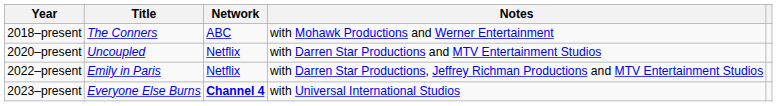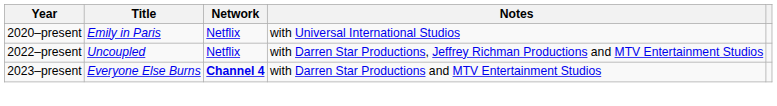- row: (44, 33)
(116, 52) Uncoupled -> (124, 33) Emily in Paris
(436, 52) with Darren Star Productions and MTV Entertainment Studios -> (365, 33) with Universal International Studios
(124, 71) Emily in Paris -> (116, 52) Uncoupled
(365, 91) with Universal International Studios -> (436, 71) with Darren Star Productions and MTV Entertainment Studios
